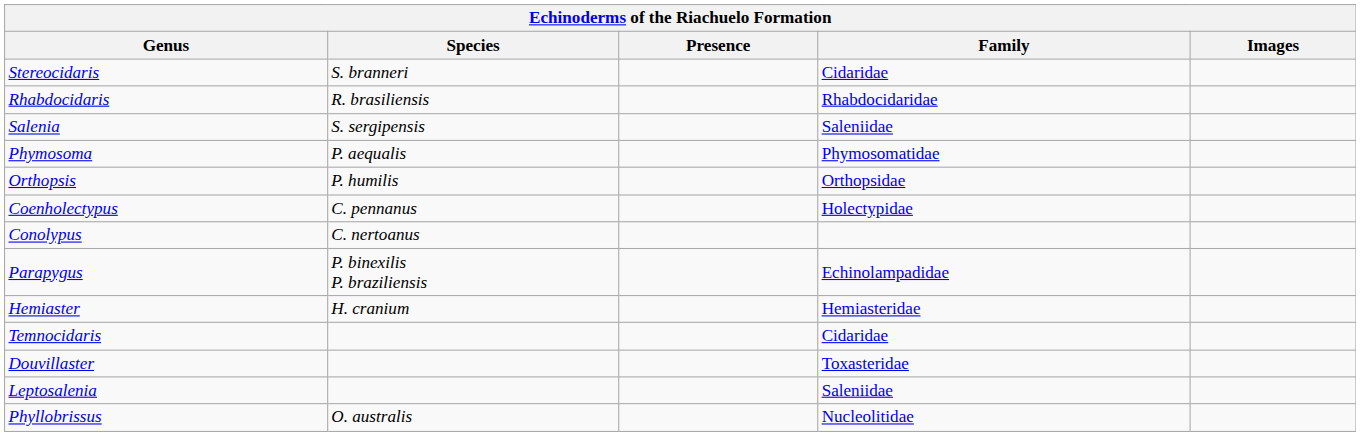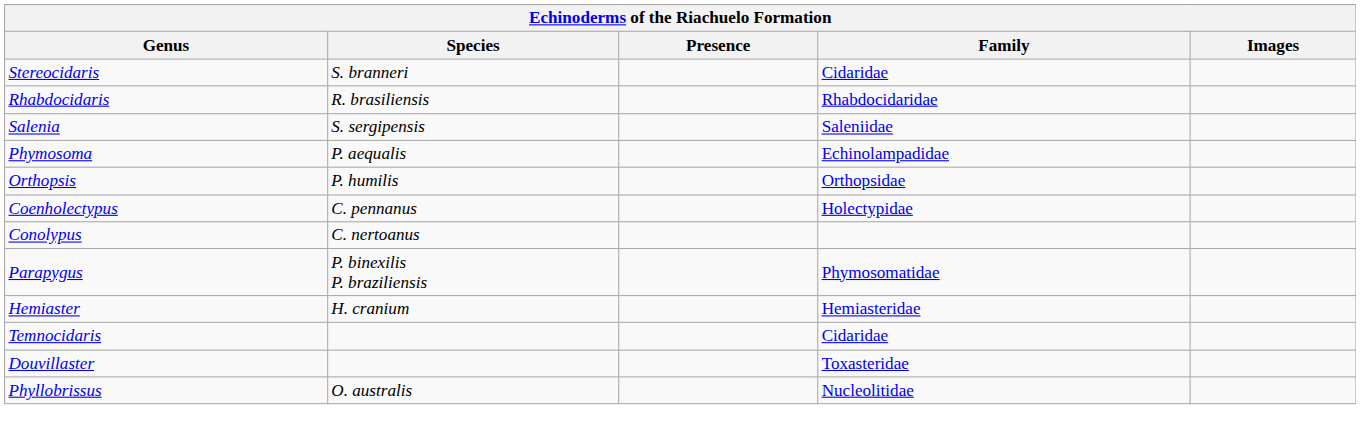(881, 153) Phymosomatidae -> (885, 153) Echinolampadidae
(885, 272) Echinolampadidae -> (881, 272) Phymosomatidae
- row: (53, 390)
